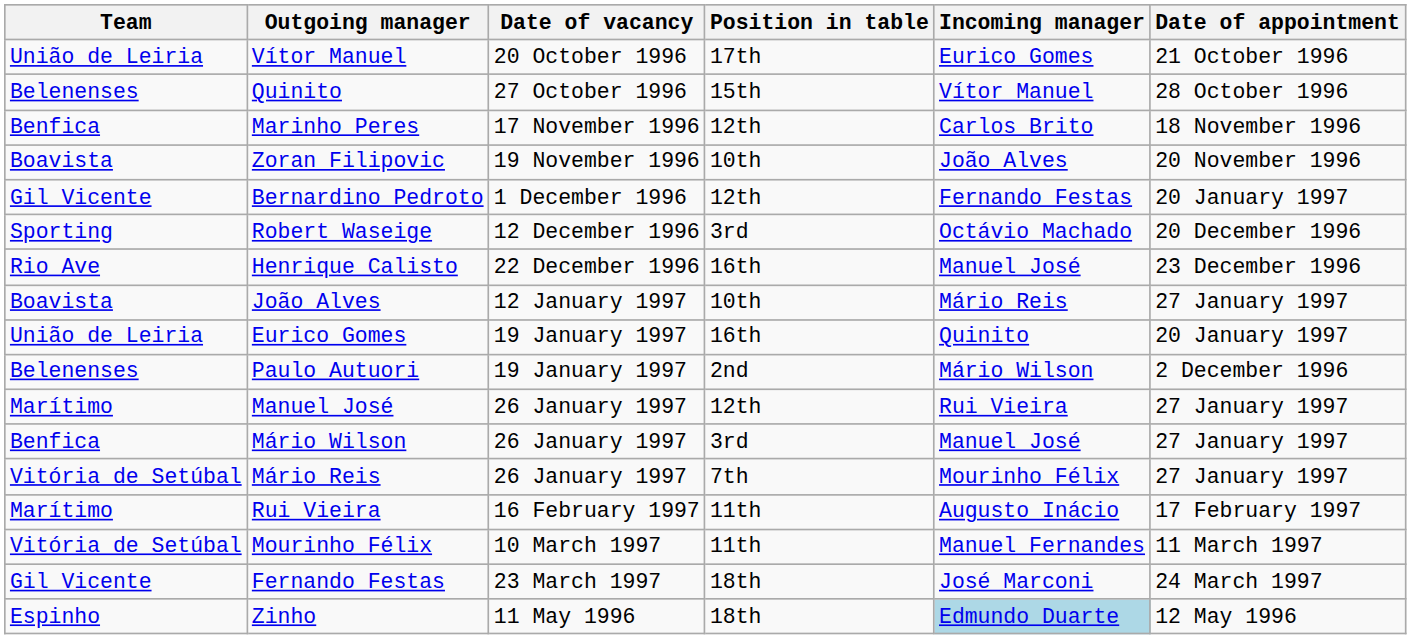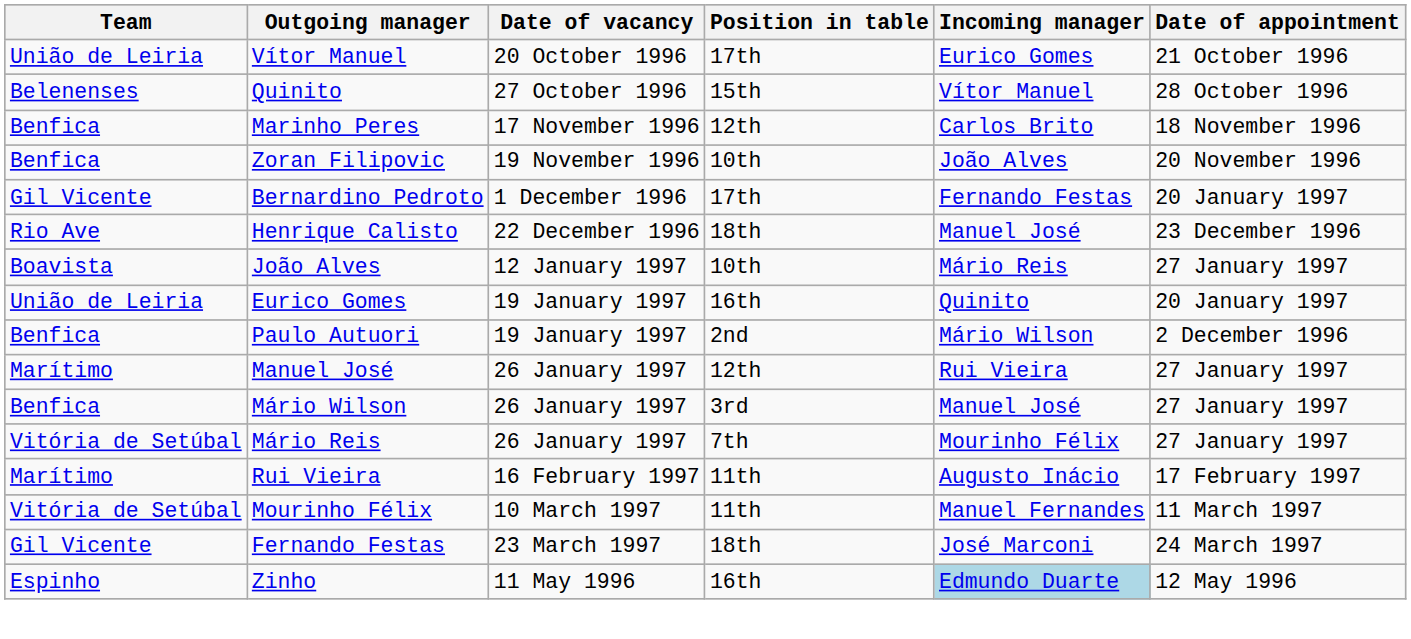(61, 162) Boavista -> (55, 162) Benfica
(736, 197) 12th -> (736, 197) 17th
- row: (342, 232)
(736, 267) 16th -> (736, 232) 18th
(74, 372) Belenenses -> (55, 337) Benfica
(736, 617) 18th -> (736, 582) 16th
